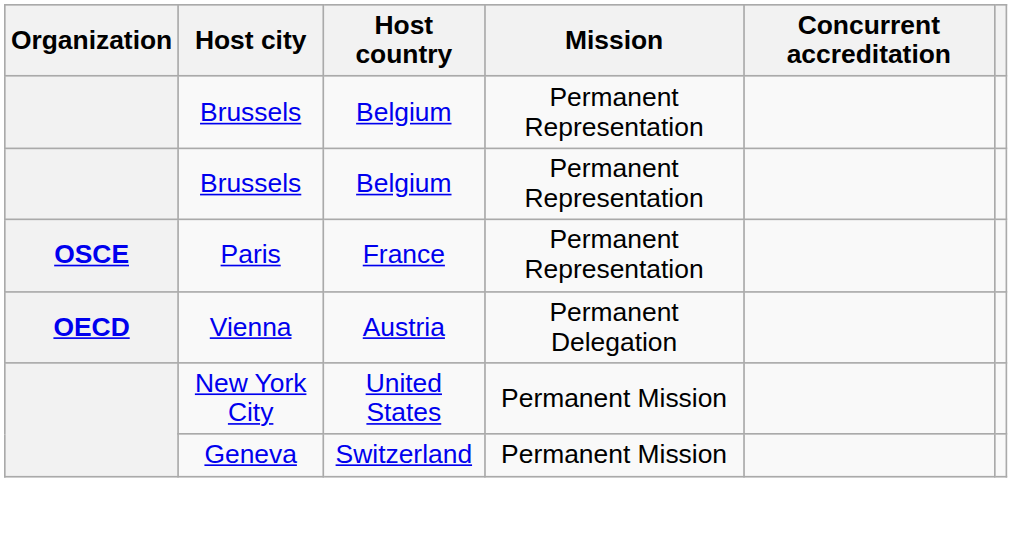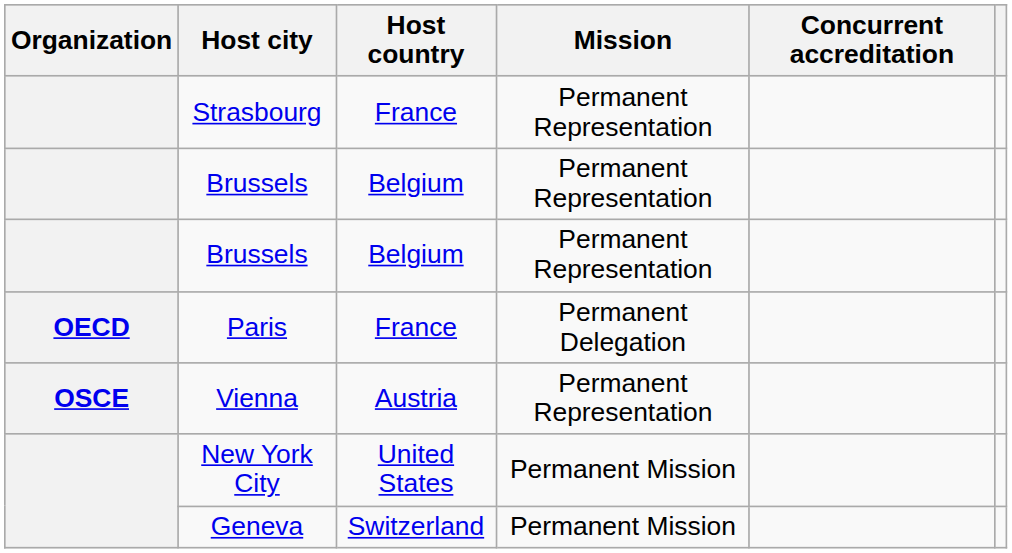+ row: (257, 111)
(92, 254) OSCE -> (92, 326) OECD
(614, 254) Permanent Representation -> (623, 326) Permanent Delegation
(92, 326) OECD -> (92, 398) OSCE
(614, 326) Permanent Delegation -> (623, 398) Permanent Representation
